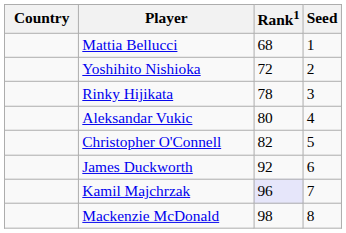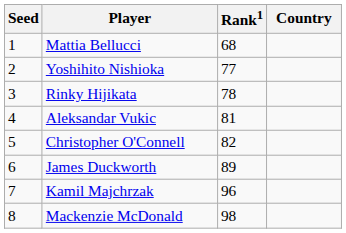columns swapped: (42, 18) <-> (322, 18)
(265, 69) 72 -> (229, 69) 77
(265, 118) 80 -> (229, 118) 81
(265, 166) 92 -> (229, 166) 89
(265, 191) lavender background -> (229, 191) no background
